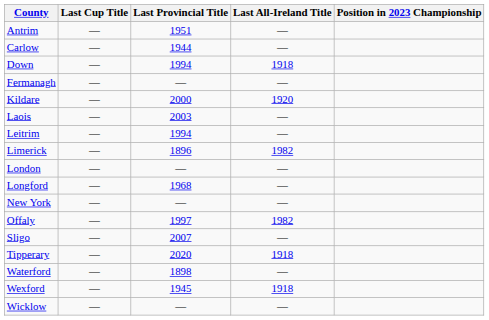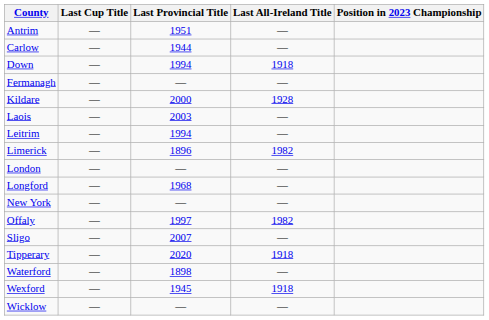(282, 99) 1920 -> (282, 99) 1928
